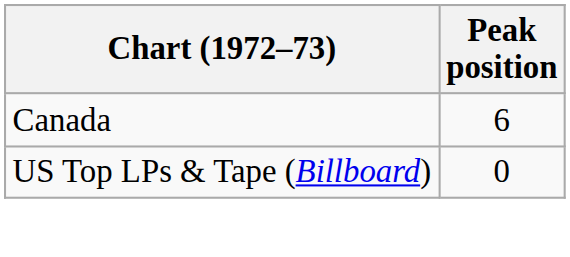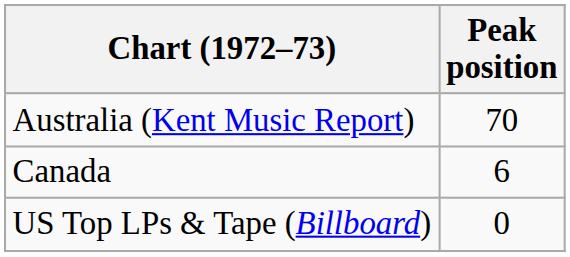+ row: (213, 119)
